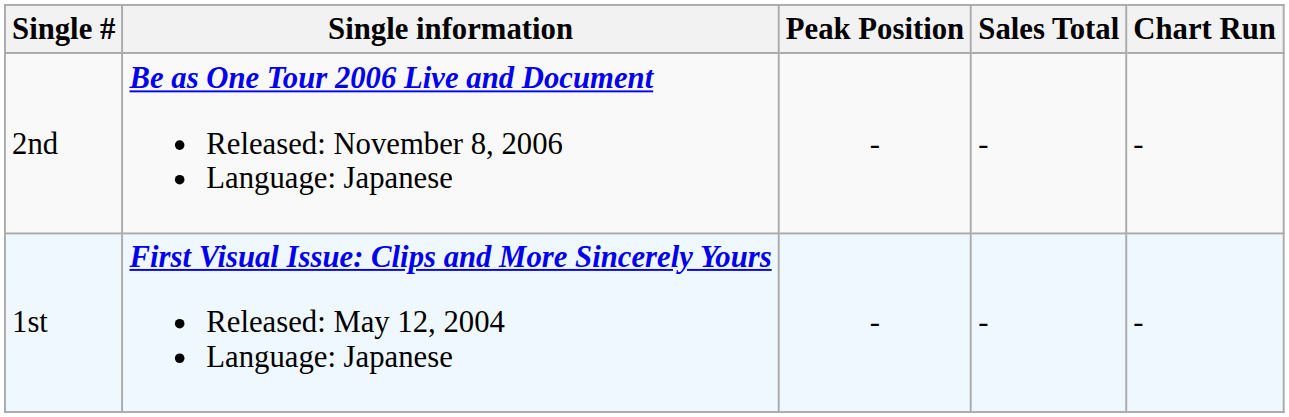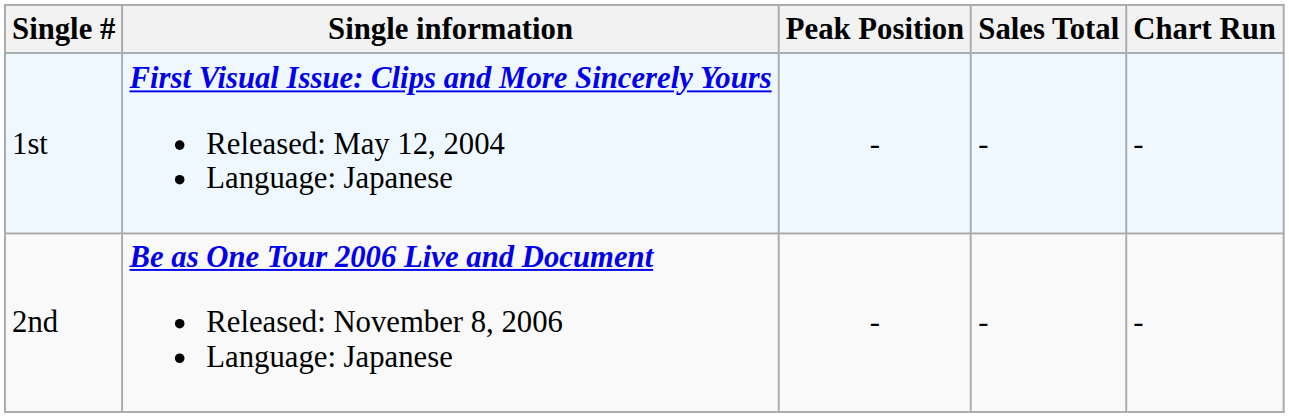rows swapped: (30, 322) <-> (35, 142)
